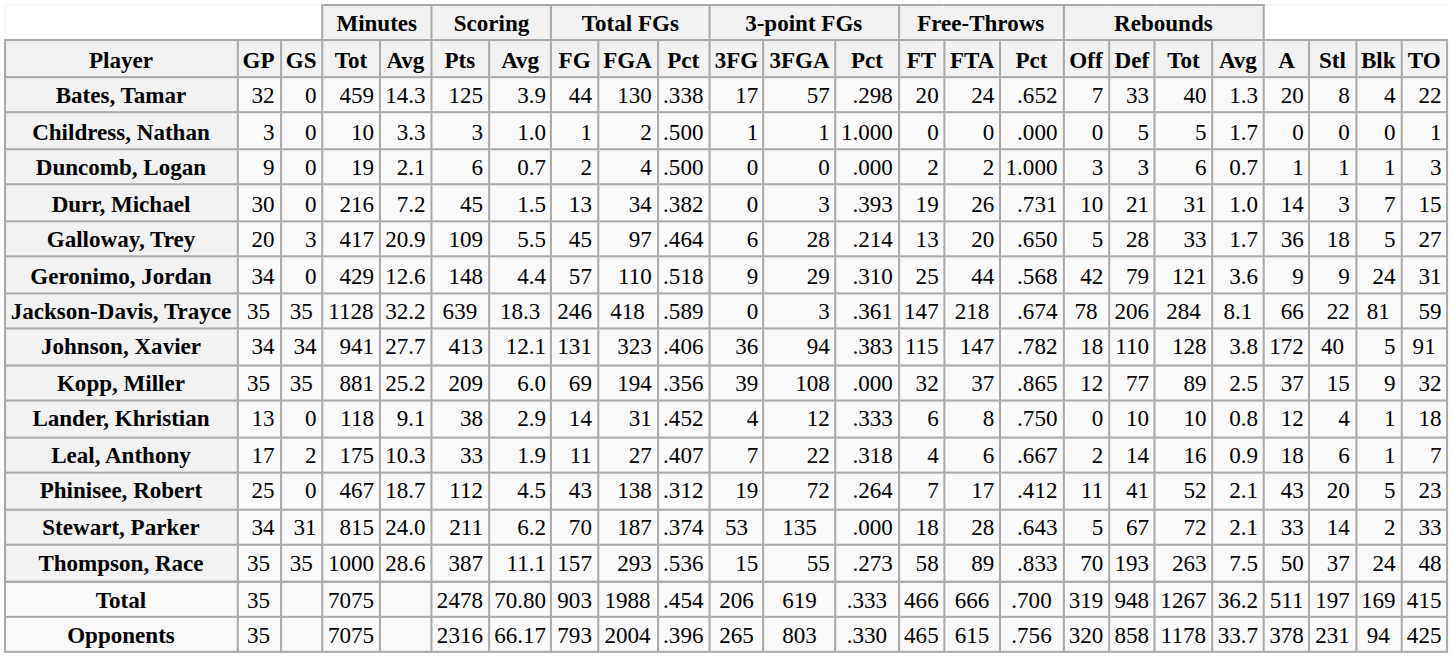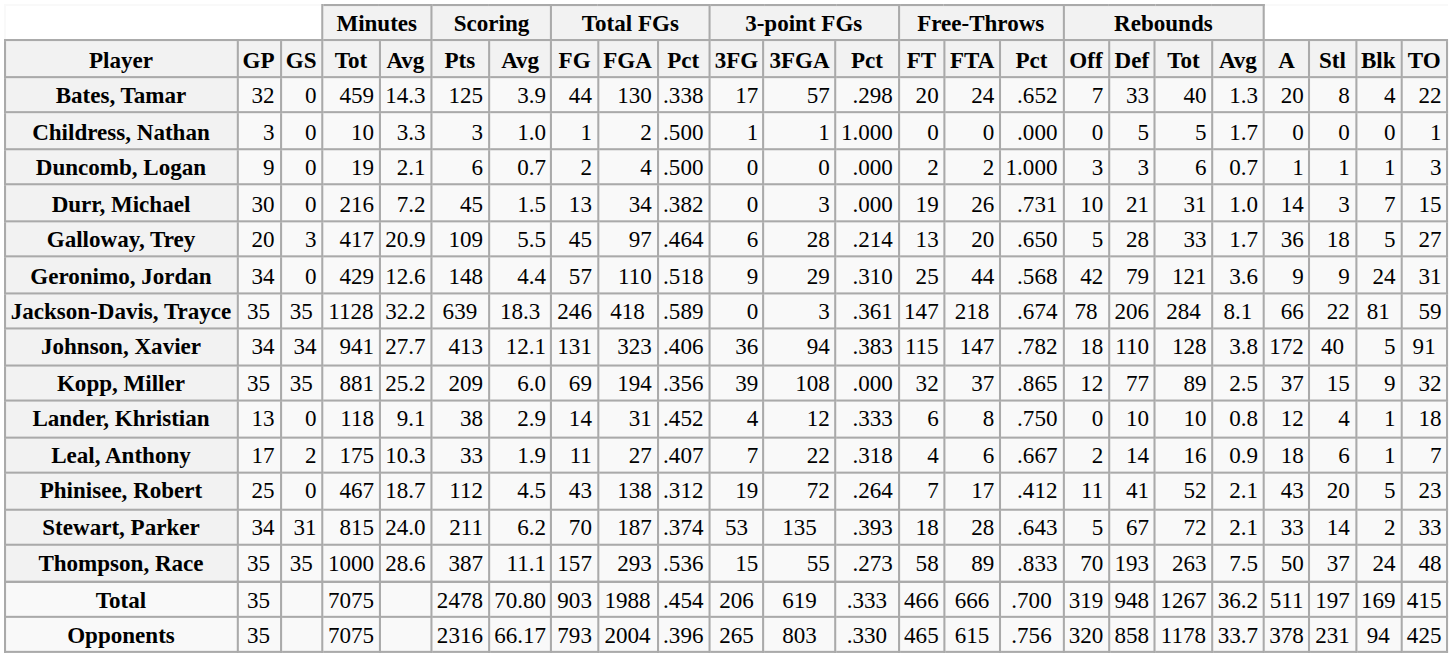(873, 203) .393 -> (873, 203) .000
(873, 527) .000 -> (873, 527) .393
